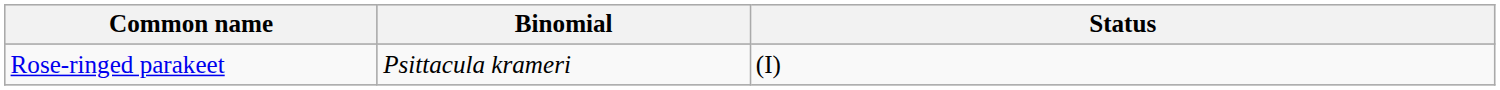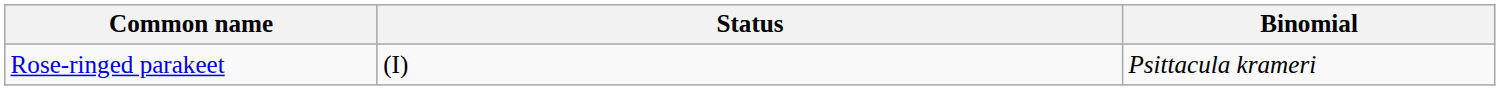columns swapped: (564, 24) <-> (1123, 24)
